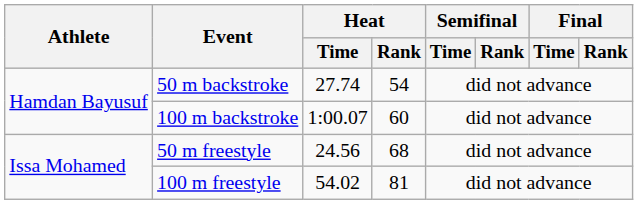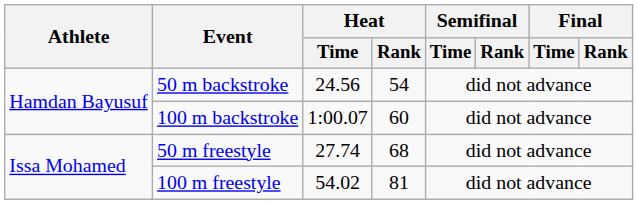(338, 85) 27.74 -> (338, 85) 24.56
(338, 150) 24.56 -> (338, 150) 27.74
